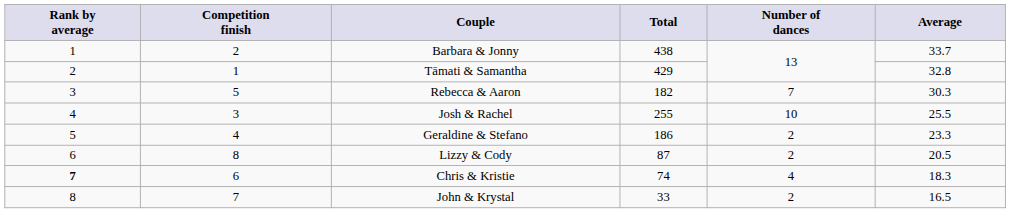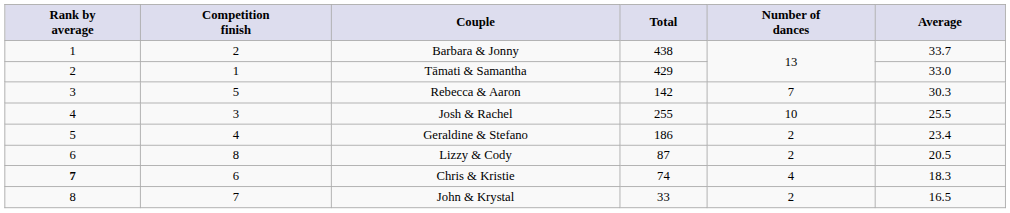(940, 71) 32.8 -> (940, 71) 33.0
(663, 92) 182 -> (663, 92) 142
(940, 134) 23.3 -> (940, 134) 23.4
